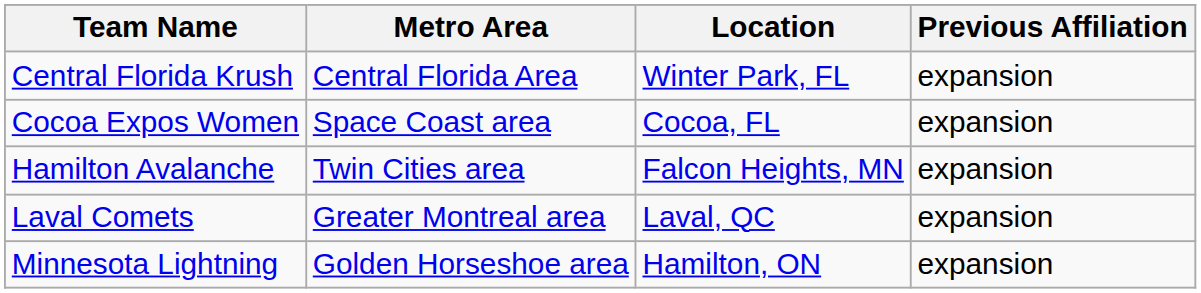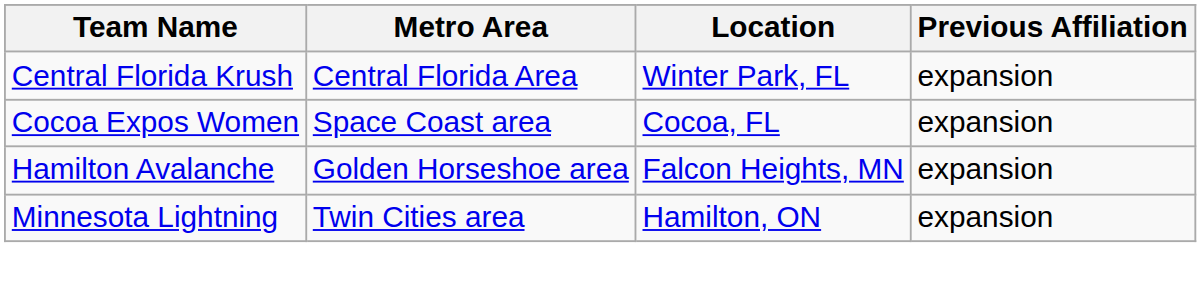(419, 169) Twin Cities area -> (471, 169) Golden Horseshoe area
- row: (103, 216)
(471, 264) Golden Horseshoe area -> (419, 216) Twin Cities area
